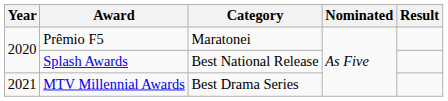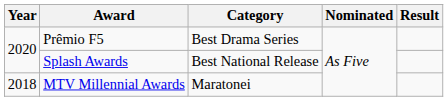(221, 38) Maratonei -> (245, 38) Best Drama Series
(22, 84) 2021 -> (22, 84) 2018
(245, 84) Best Drama Series -> (221, 84) Maratonei
